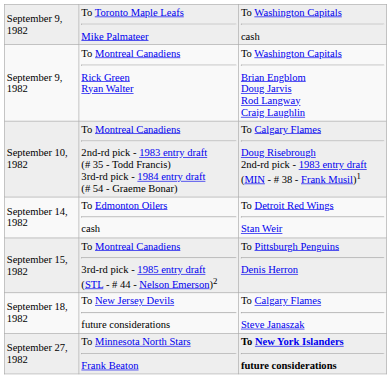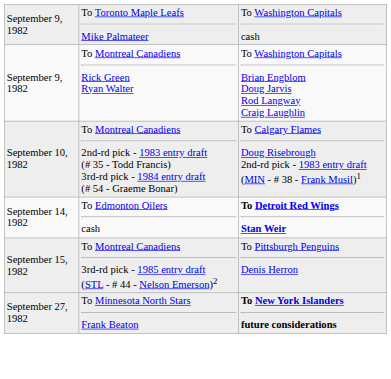(312, 217) normal -> (312, 217) bold
- row: (37, 313)
